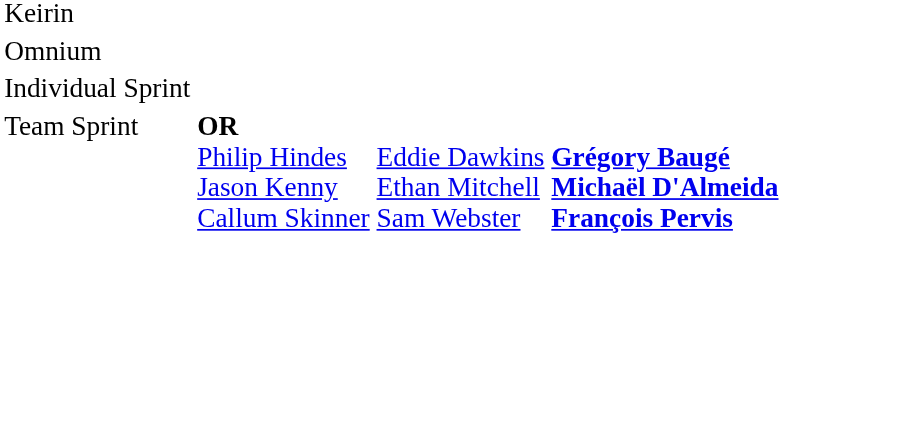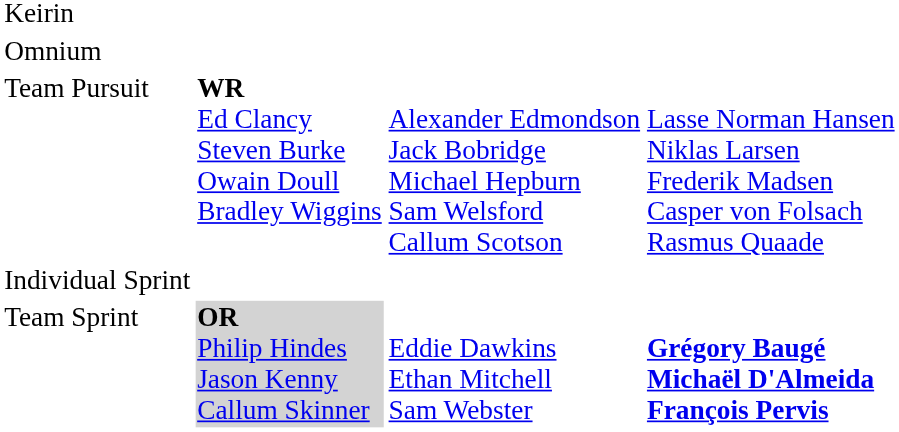+ row: (77, 88)
(283, 172) no background -> (283, 363) lightgrey background
